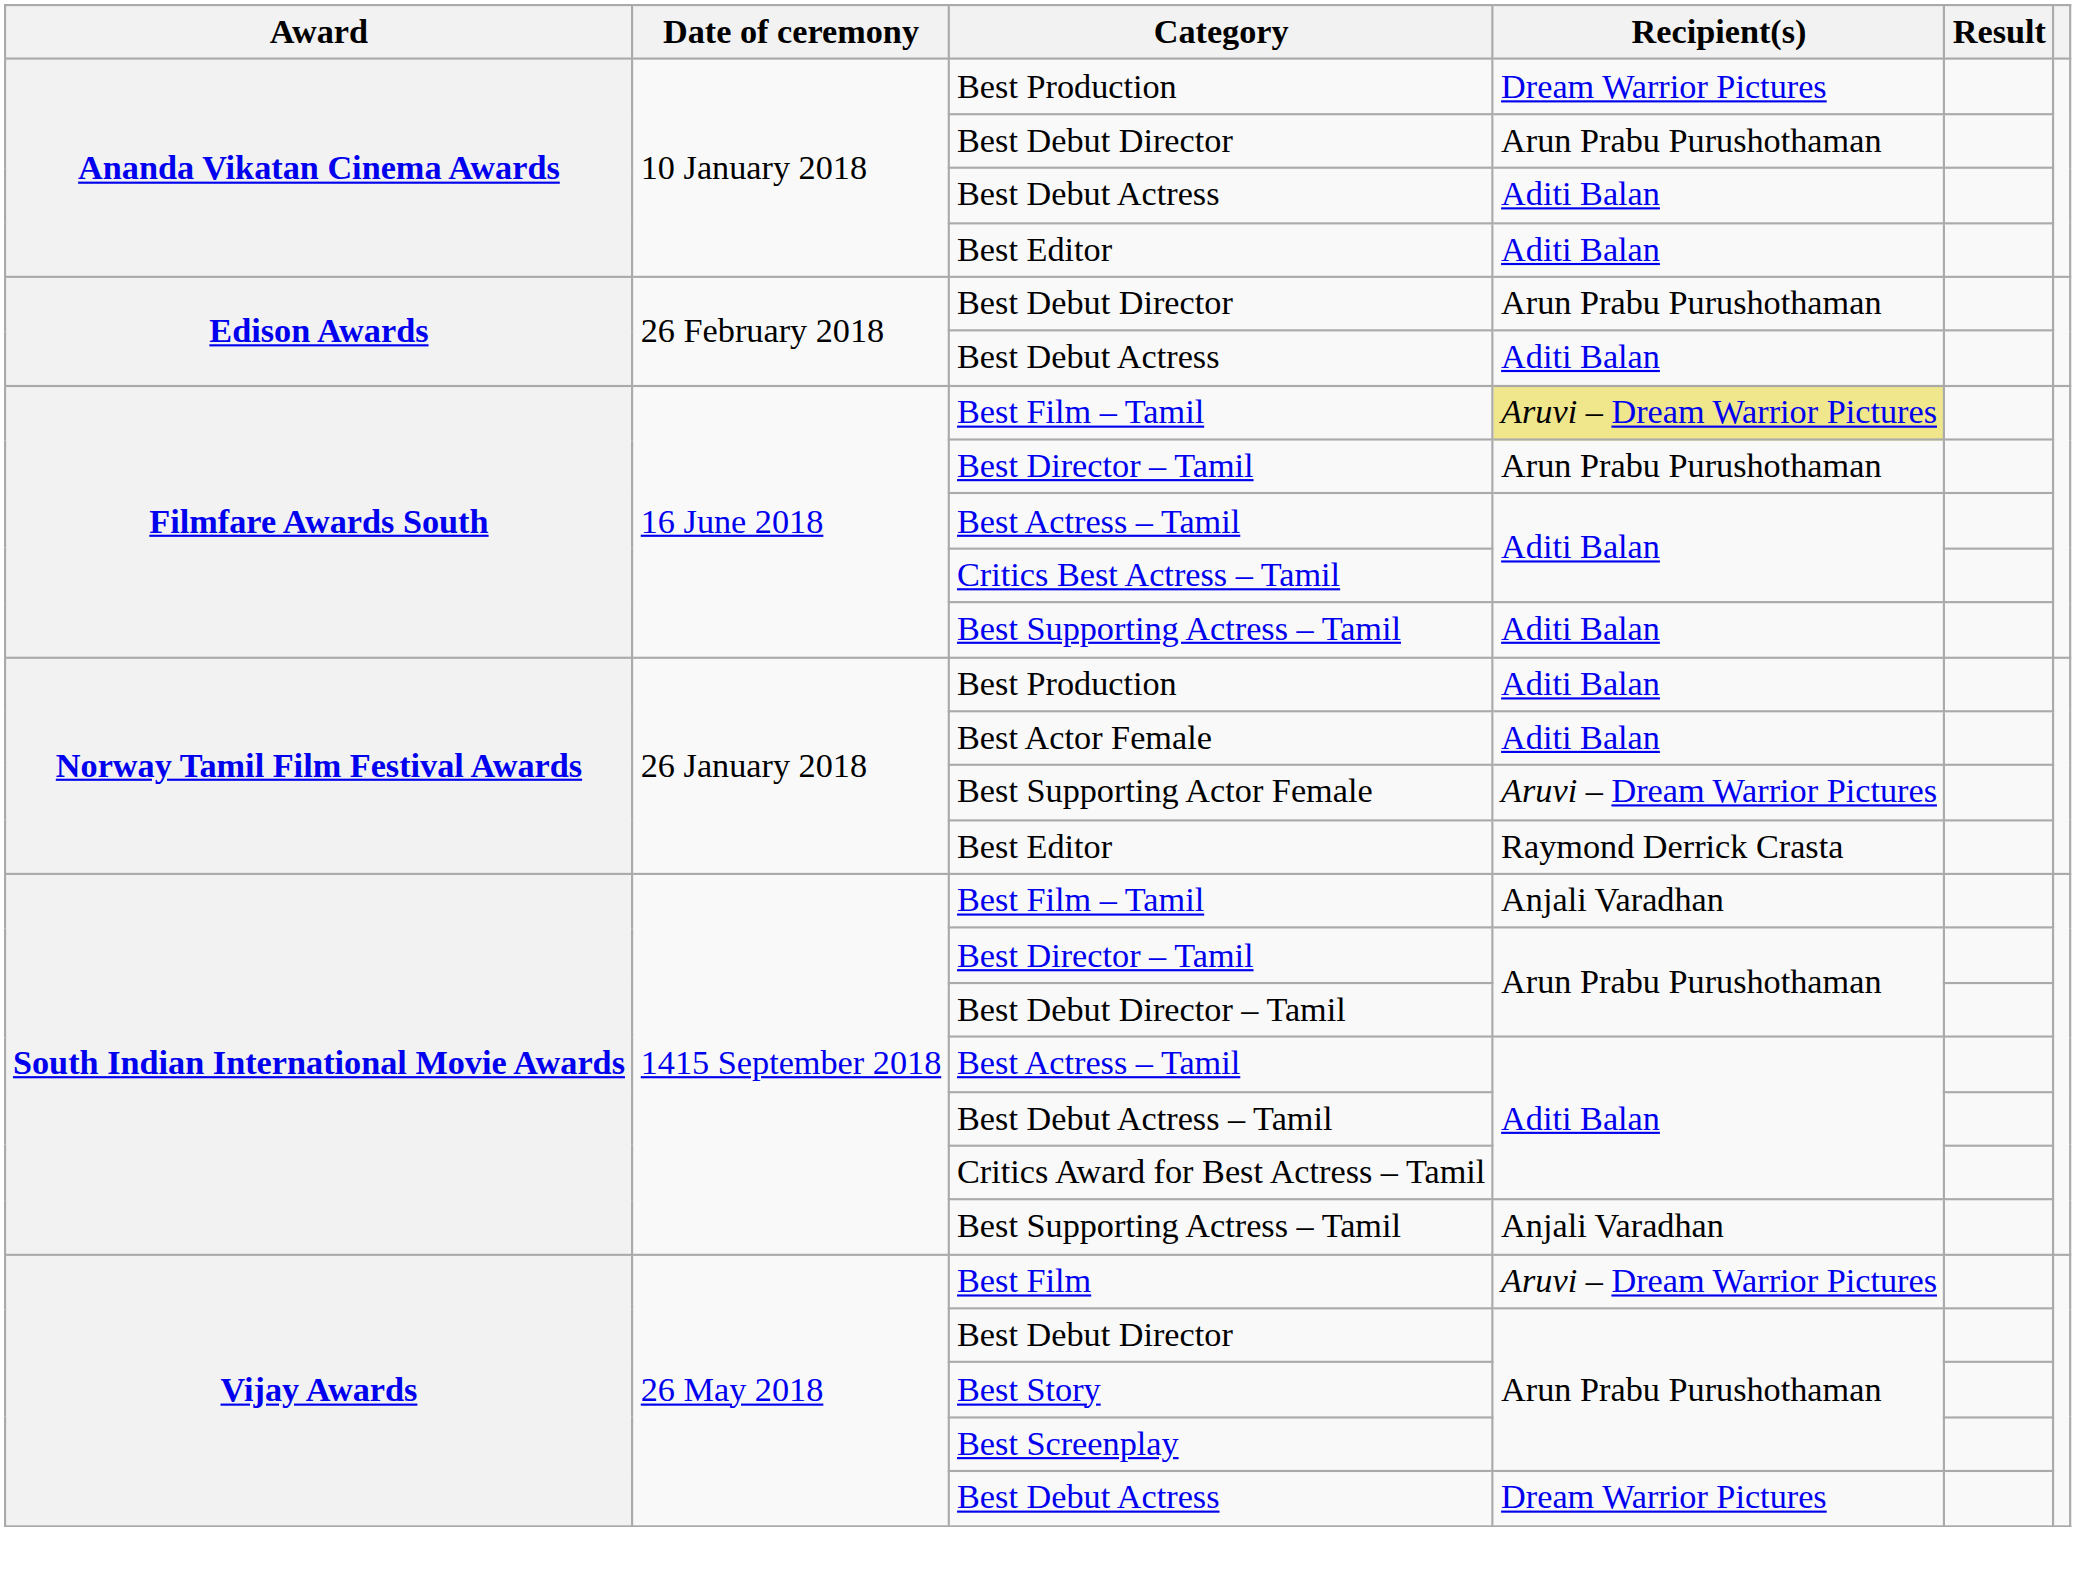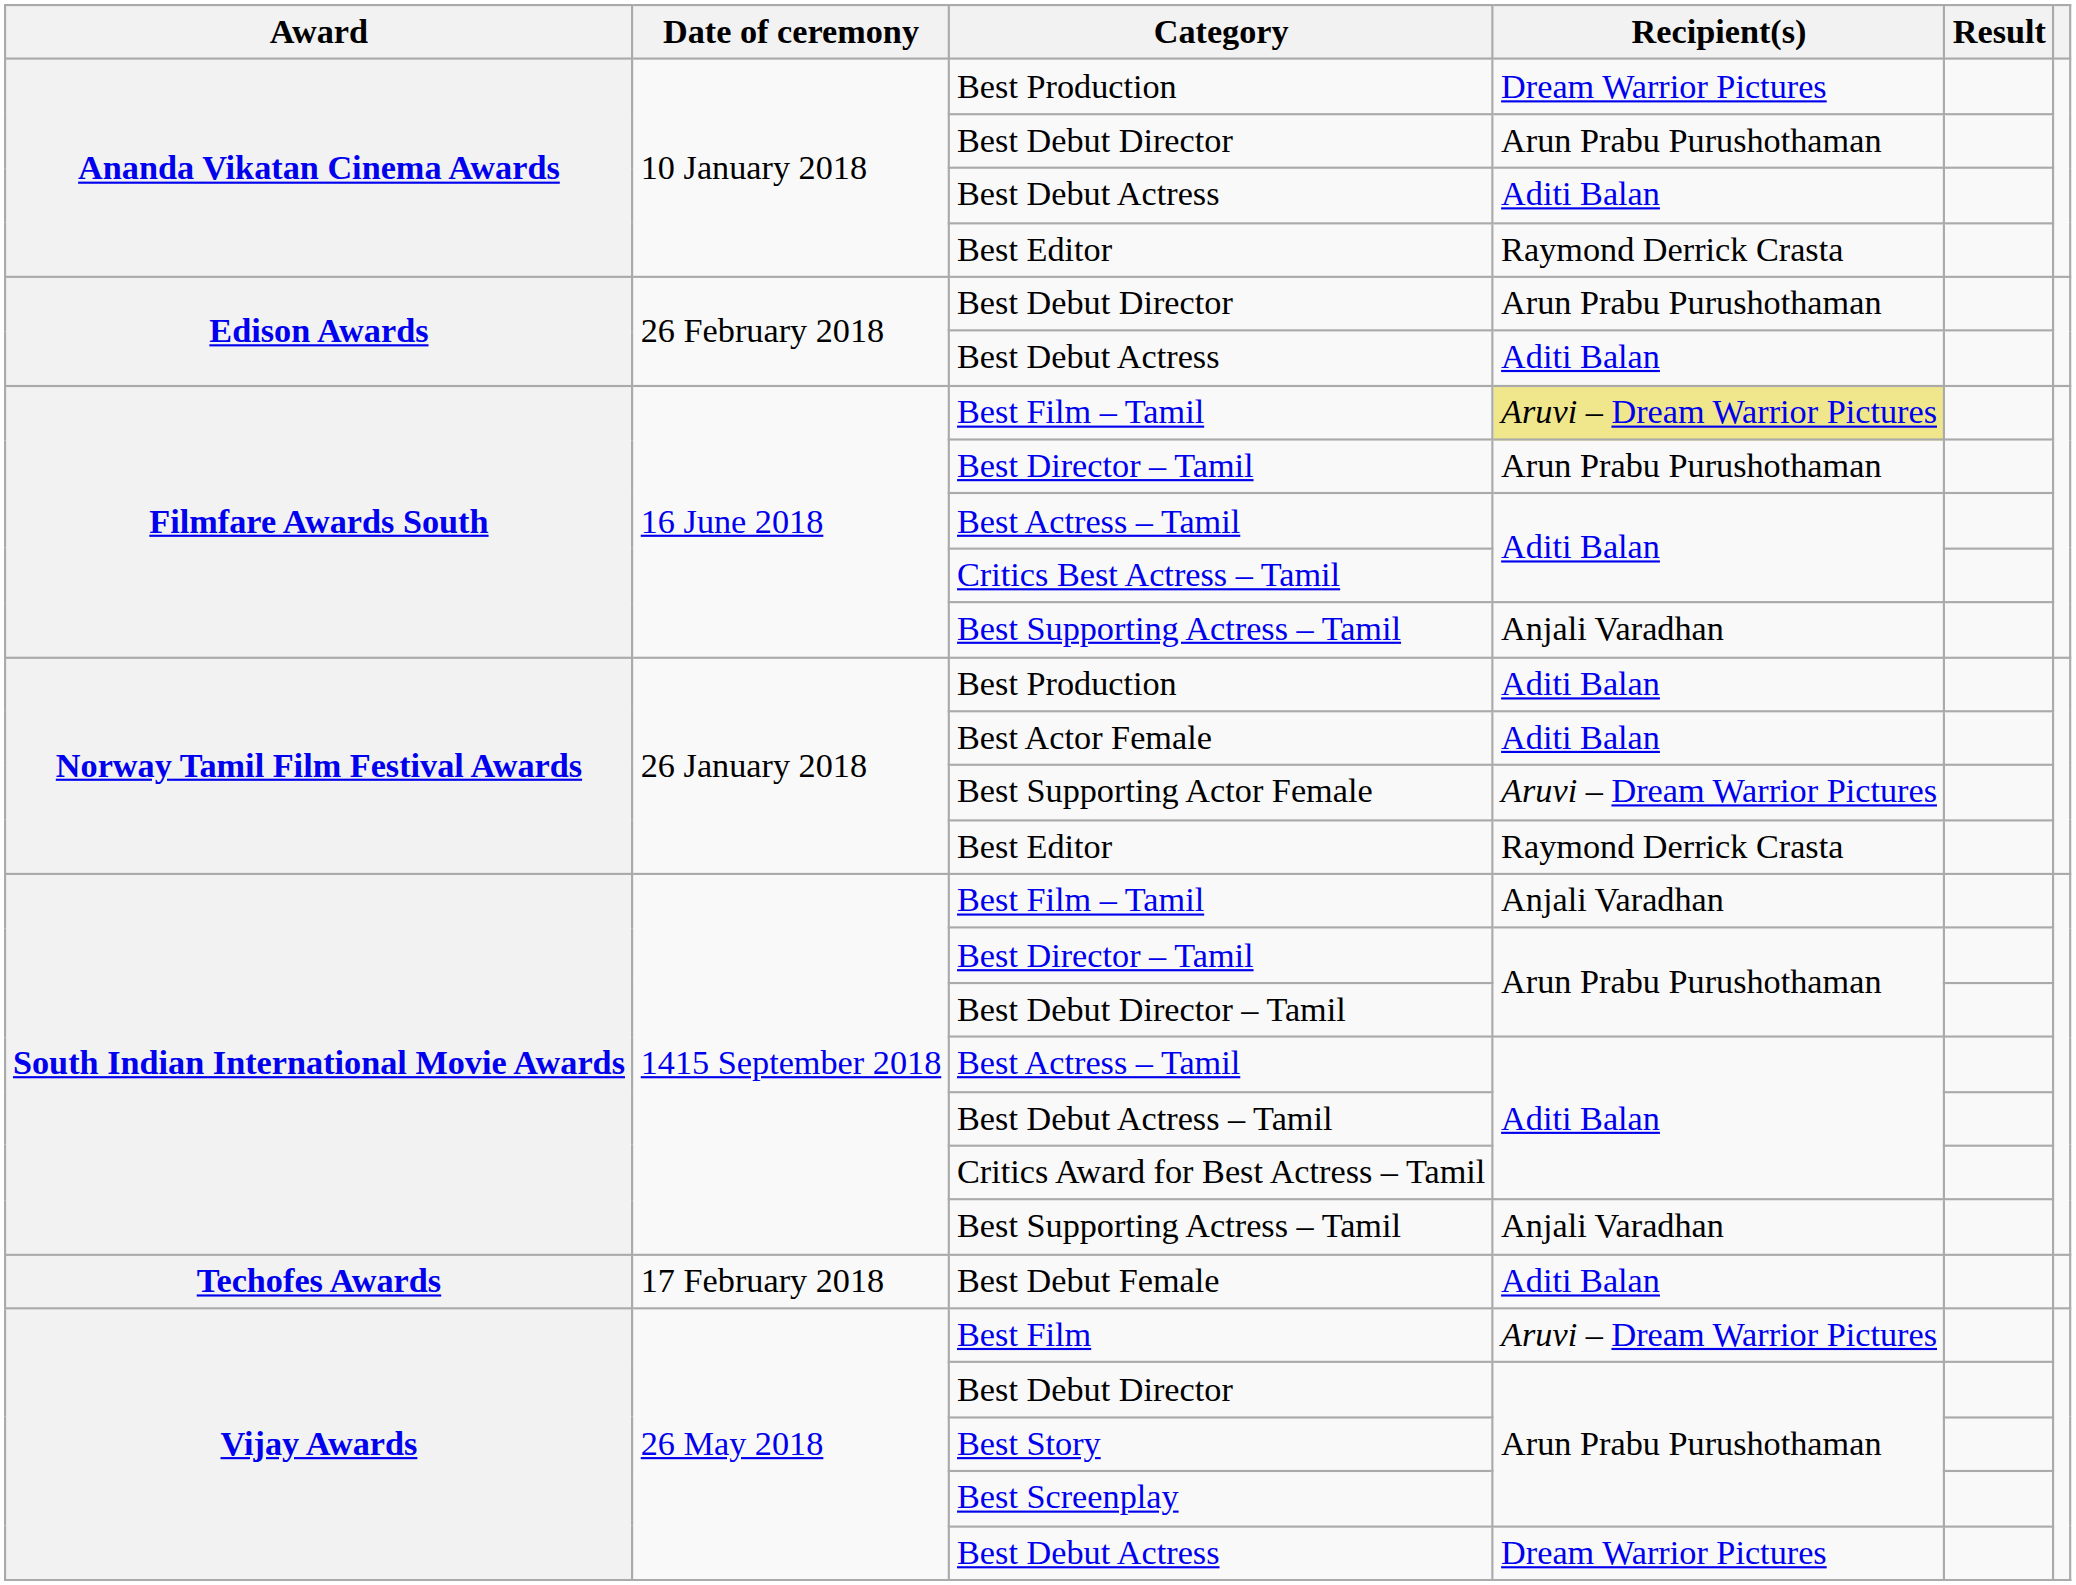(1581, 248) Aditi Balan -> (1672, 248) Raymond Derrick Crasta
(1581, 628) Aditi Balan -> (1613, 628) Anjali Varadhan
+ row: (319, 1280)
